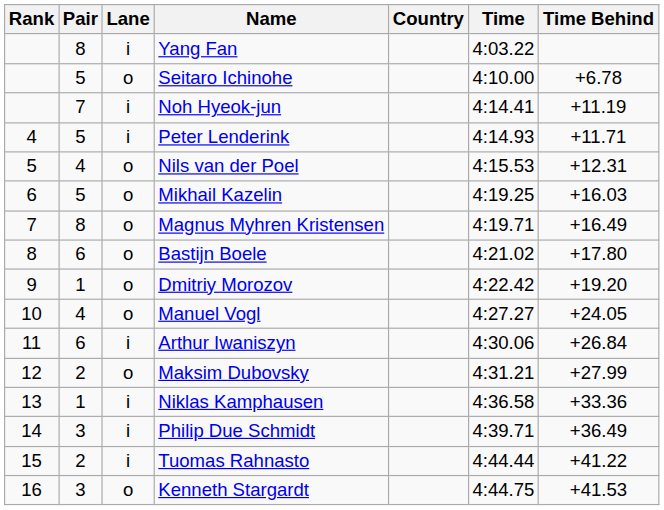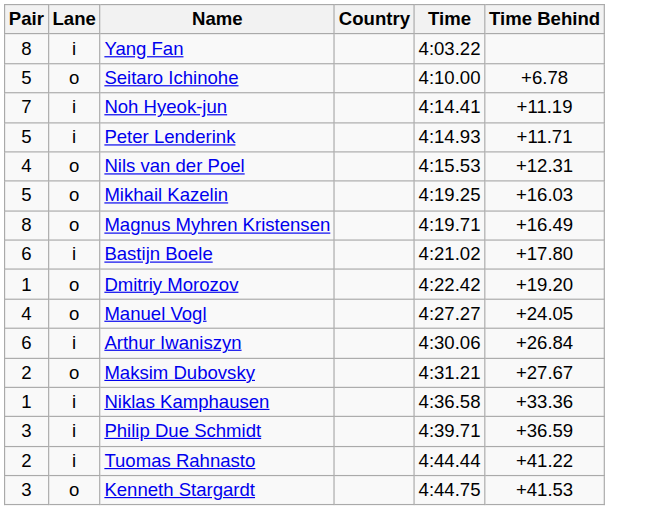- column: (32, 19)
(128, 254) o -> (74, 254) i
(598, 372) +27.99 -> (545, 372) +27.67
(598, 431) +36.49 -> (545, 431) +36.59
